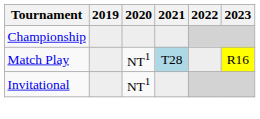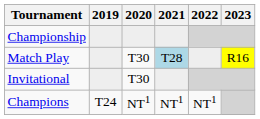(139, 59) NT1 -> (139, 57) T30
(139, 84) NT1 -> (139, 79) T30
+ row: (38, 102)
